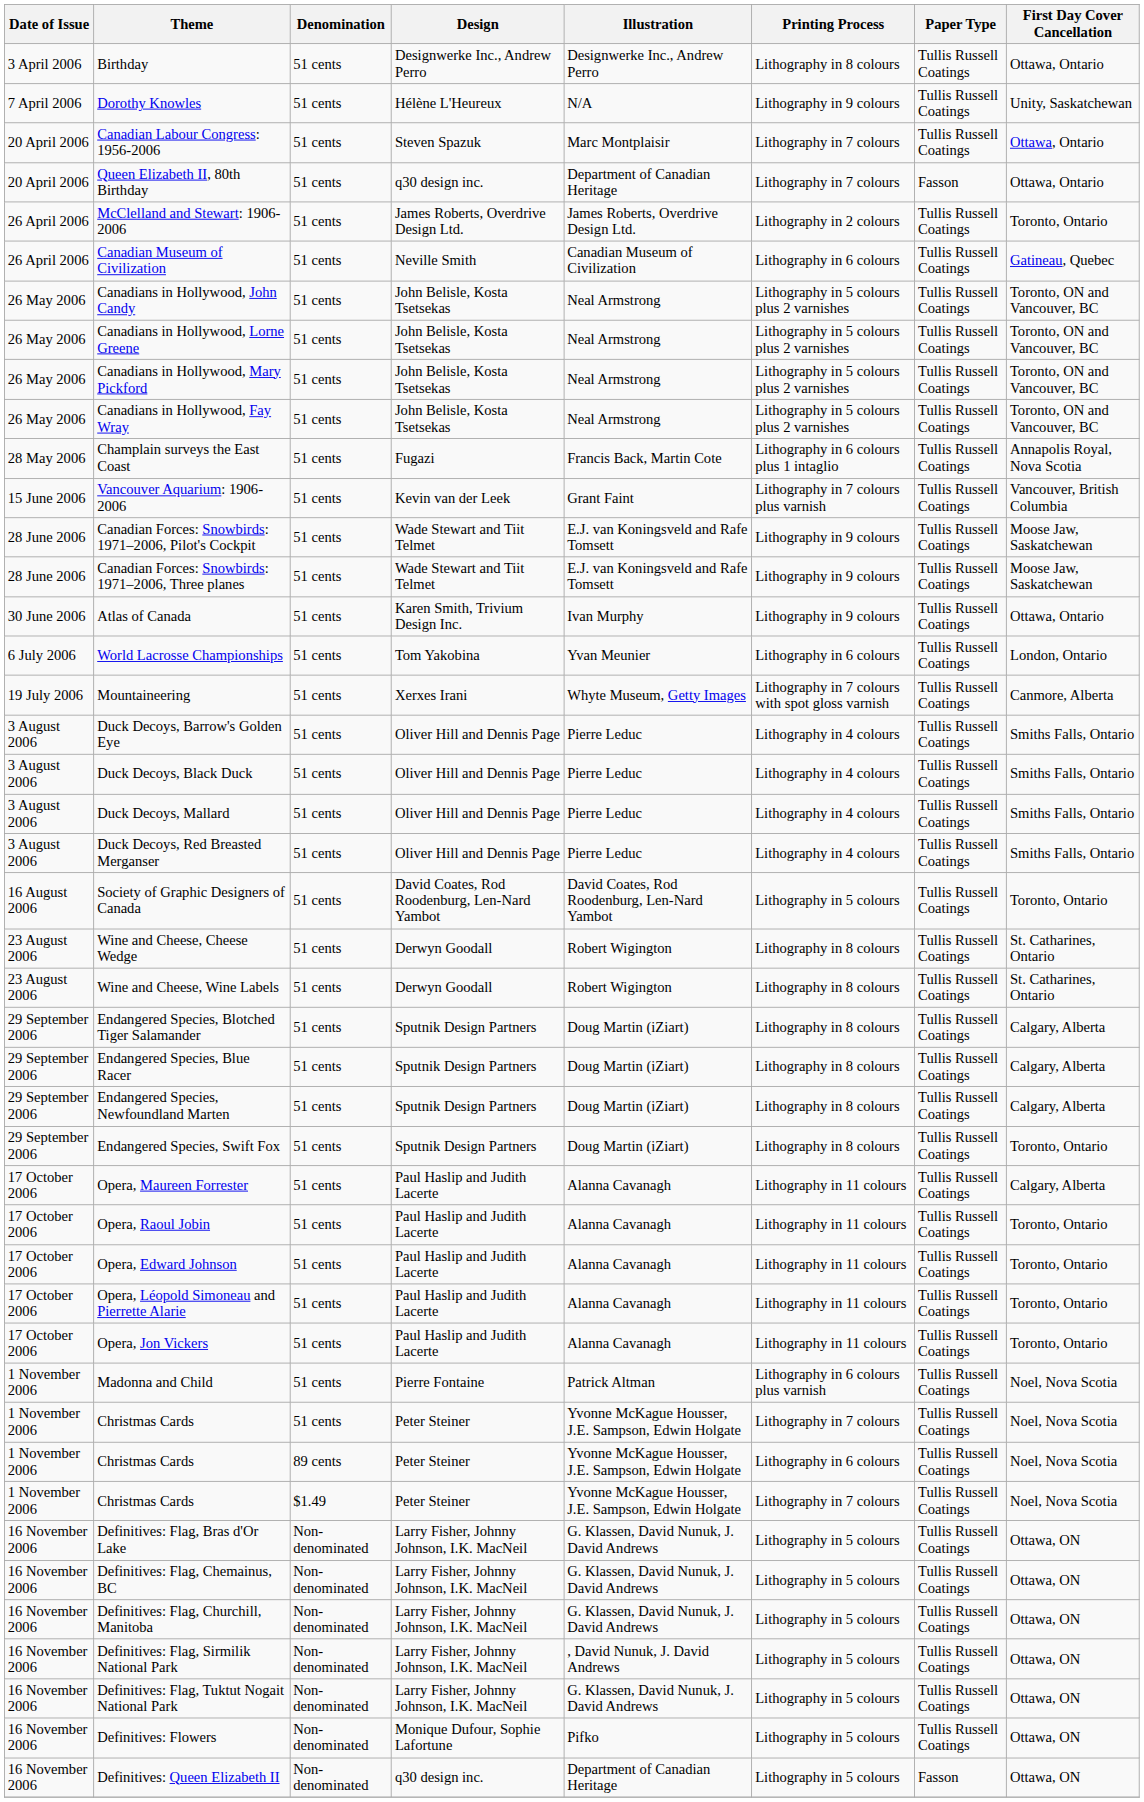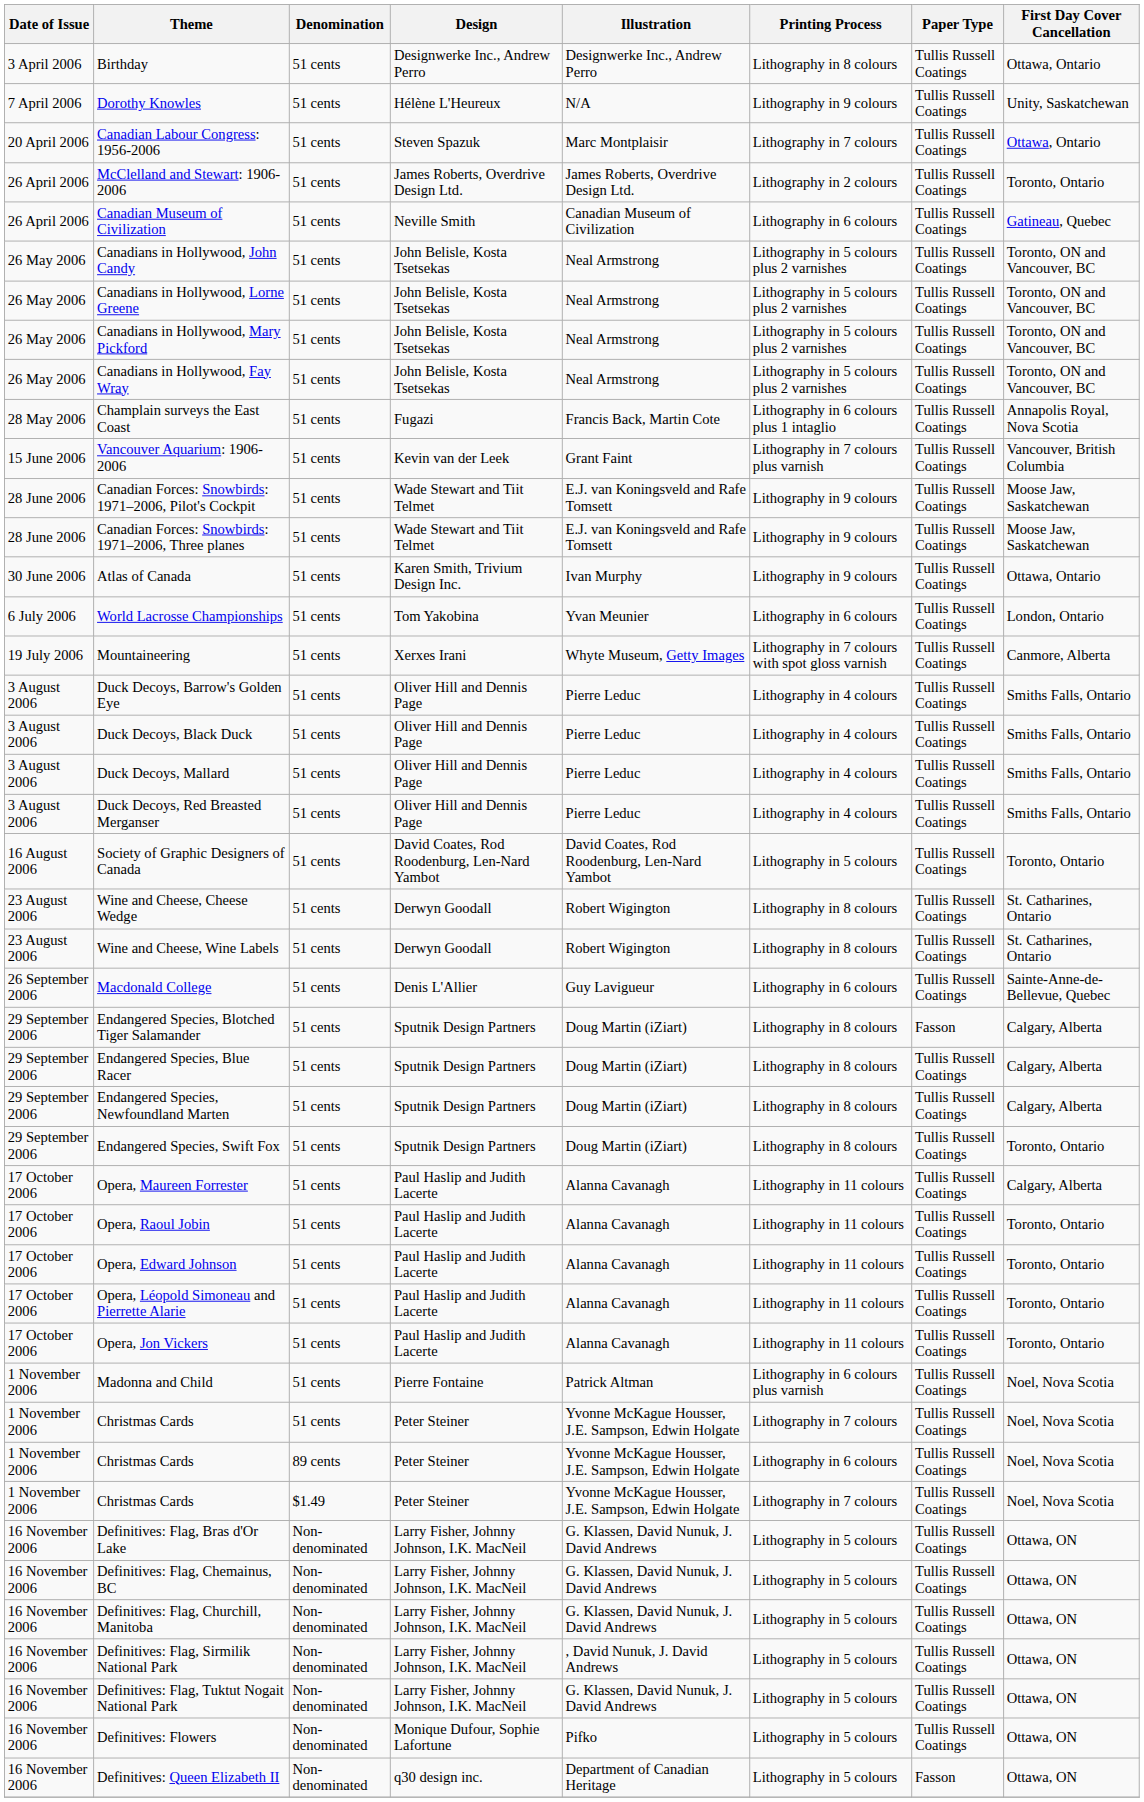- row: (169, 182)
+ row: (154, 987)
(958, 1027) Tullis Russell Coatings -> (935, 1027) Fasson
